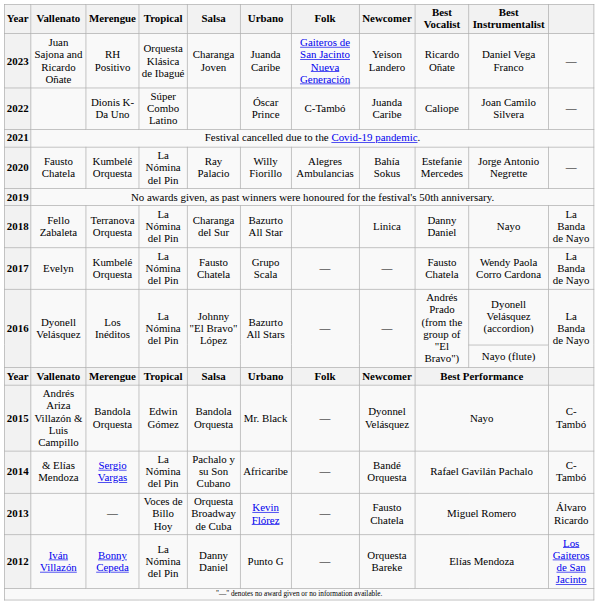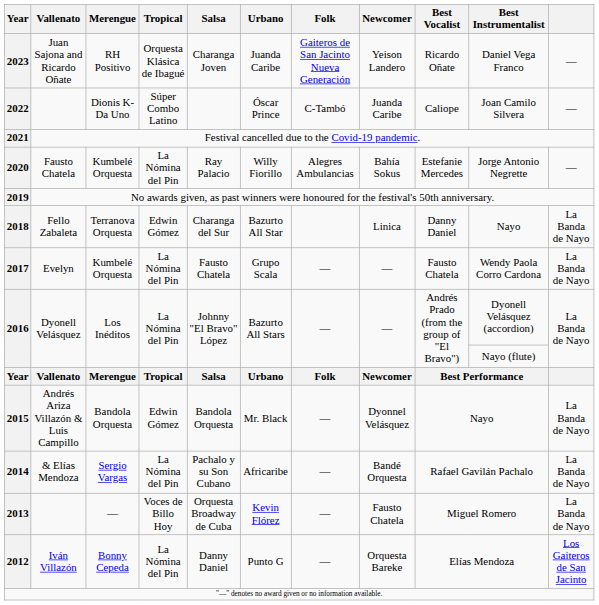(163, 226) La Nómina del Pin -> (163, 226) Edwin Gómez
(571, 418) C-Tambó -> (571, 418) La Banda de Nayo
(571, 472) C-Tambó -> (571, 472) La Banda de Nayo
(571, 513) Álvaro Ricardo -> (571, 513) La Banda de Nayo
